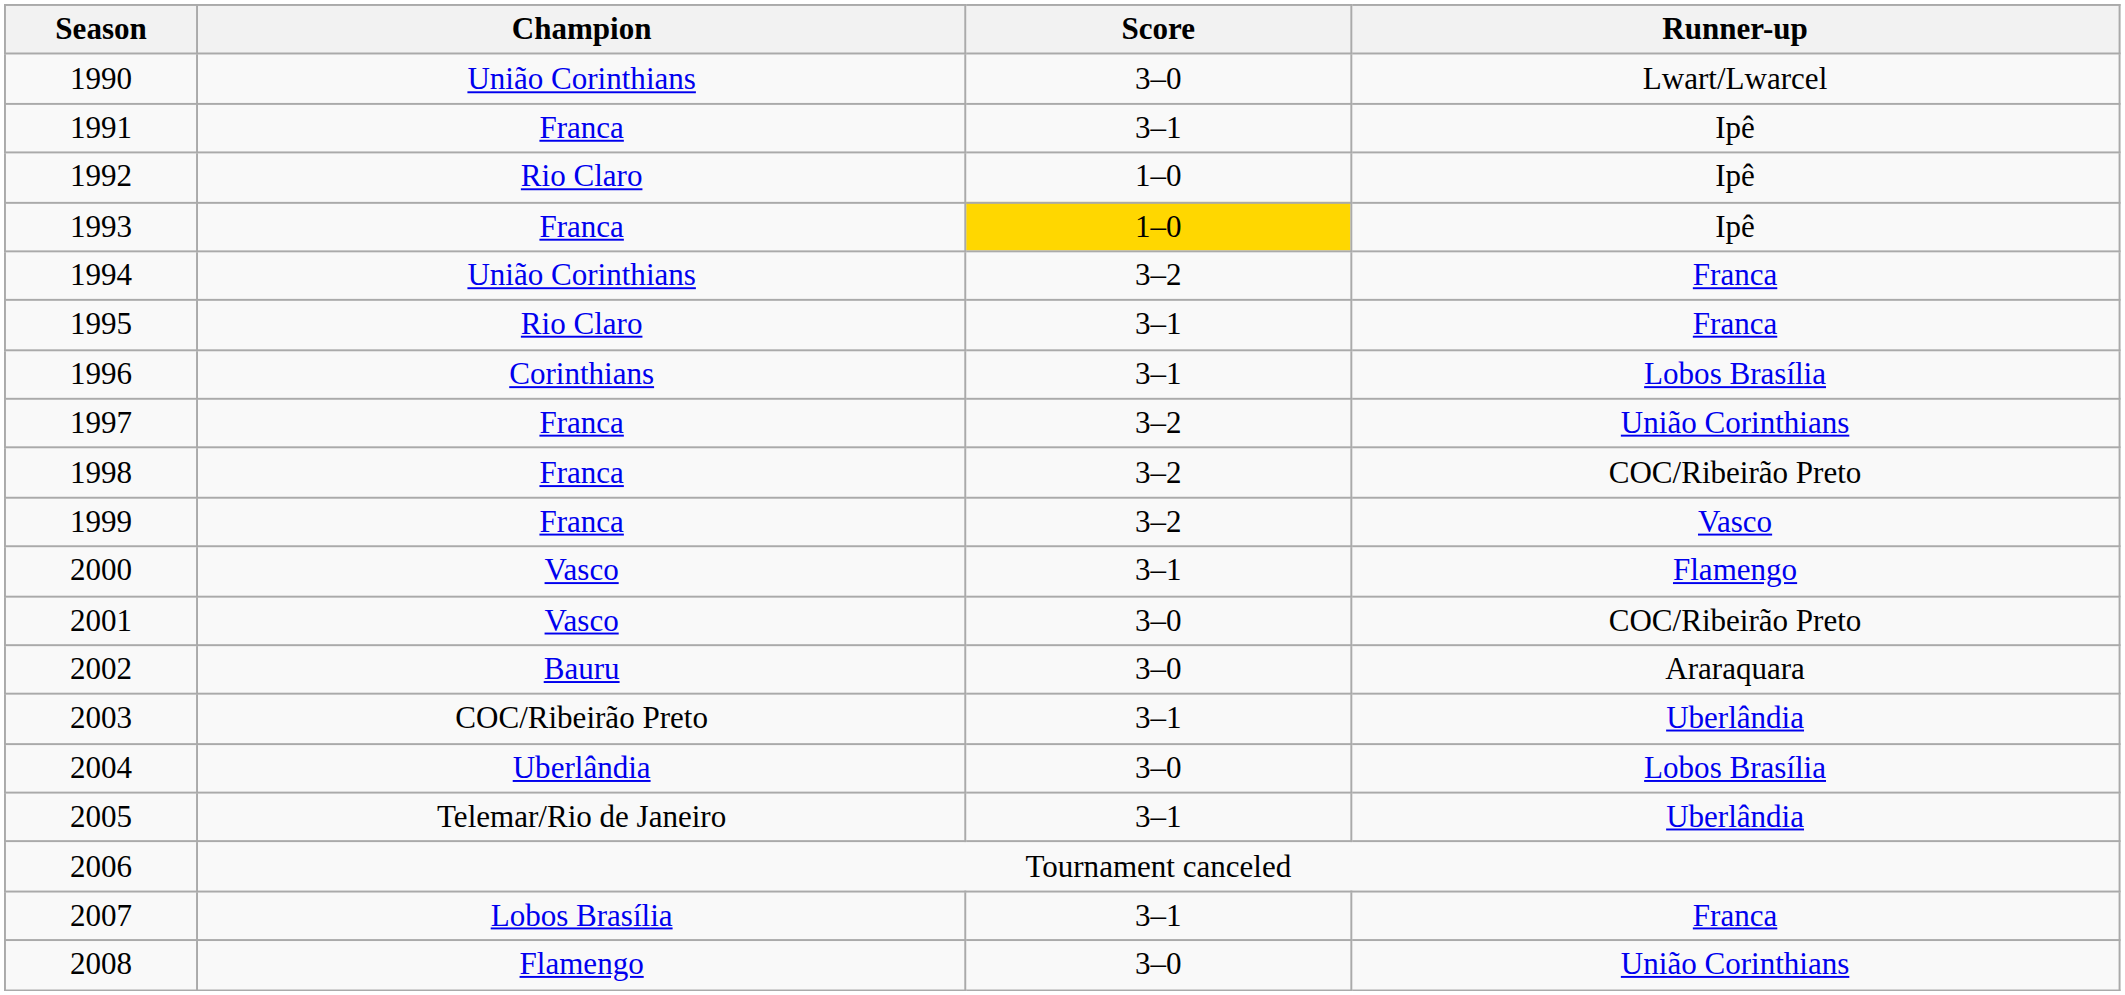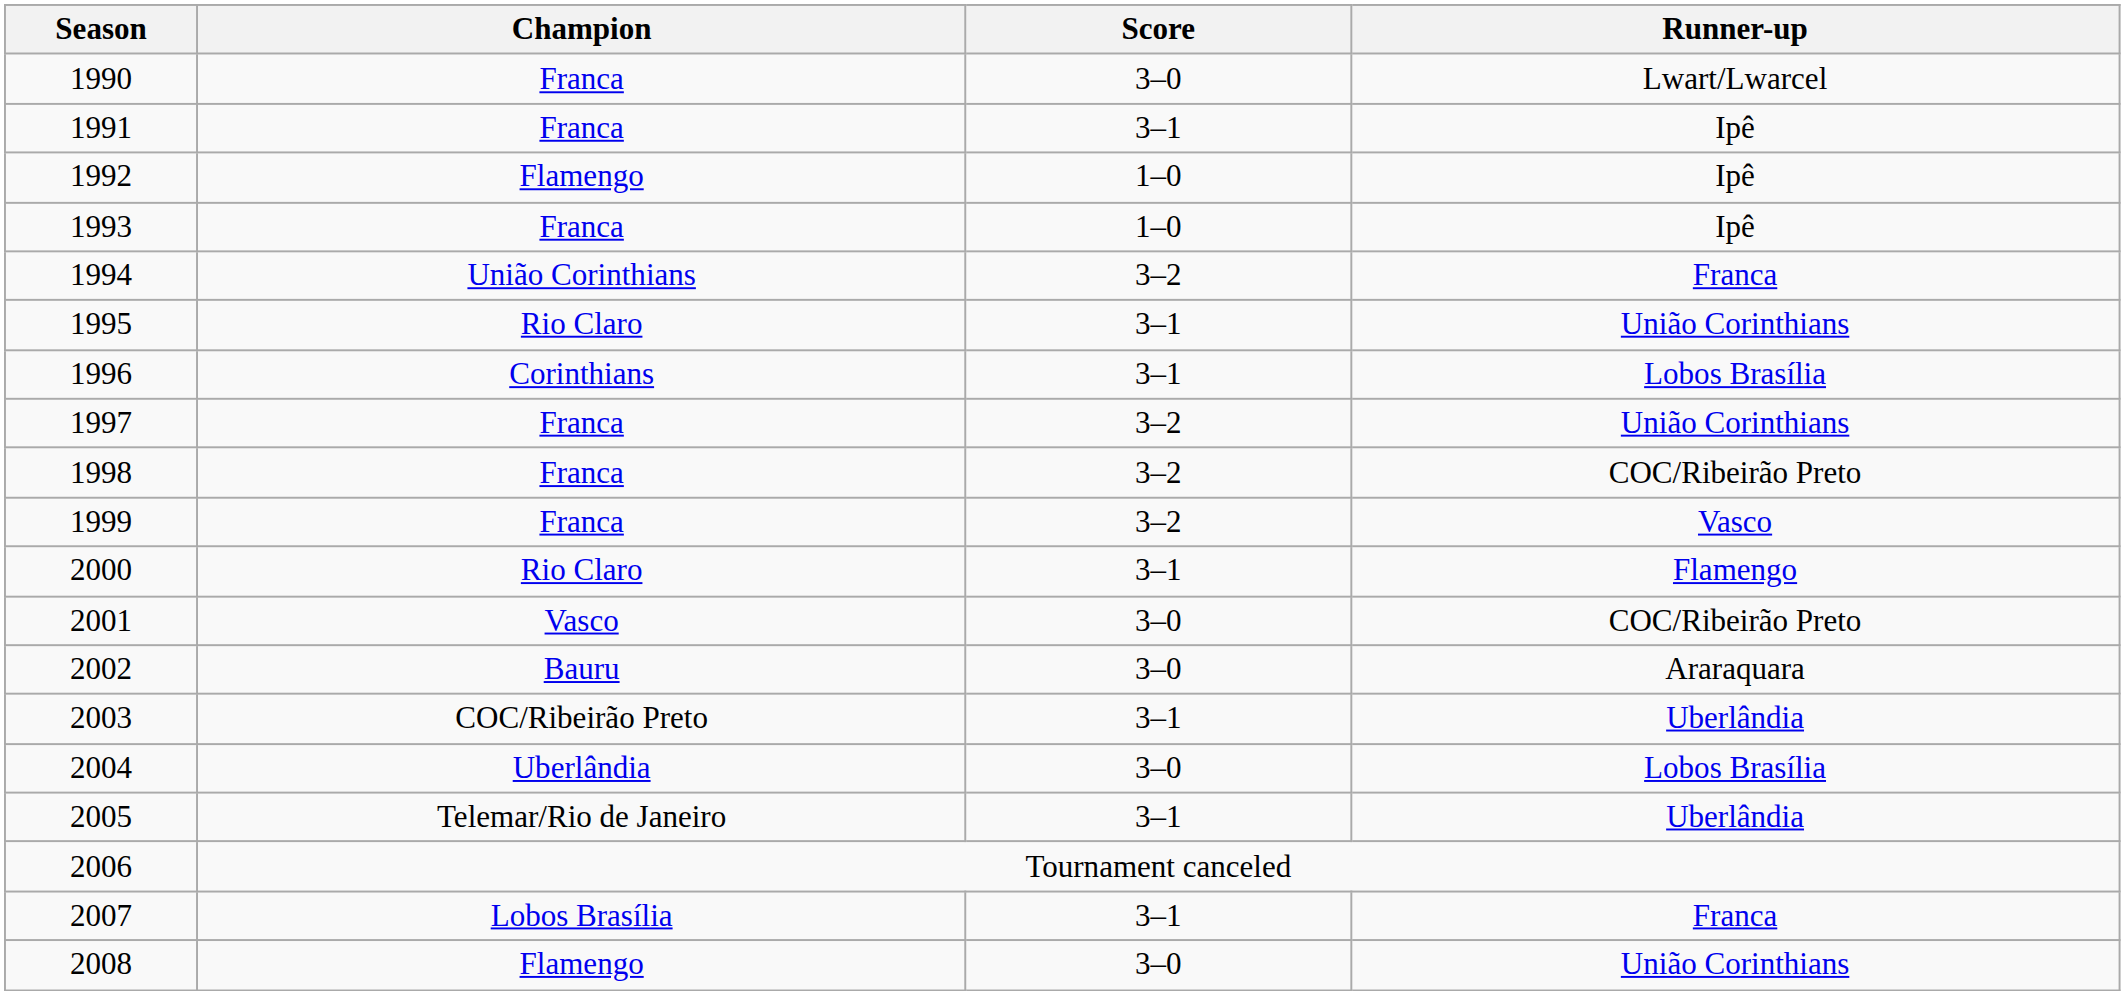(582, 78) União Corinthians -> (582, 78) Franca
(582, 176) Rio Claro -> (582, 176) Flamengo
(1158, 226) gold background -> (1158, 226) no background
(1735, 324) Franca -> (1735, 324) União Corinthians
(582, 570) Vasco -> (582, 570) Rio Claro
